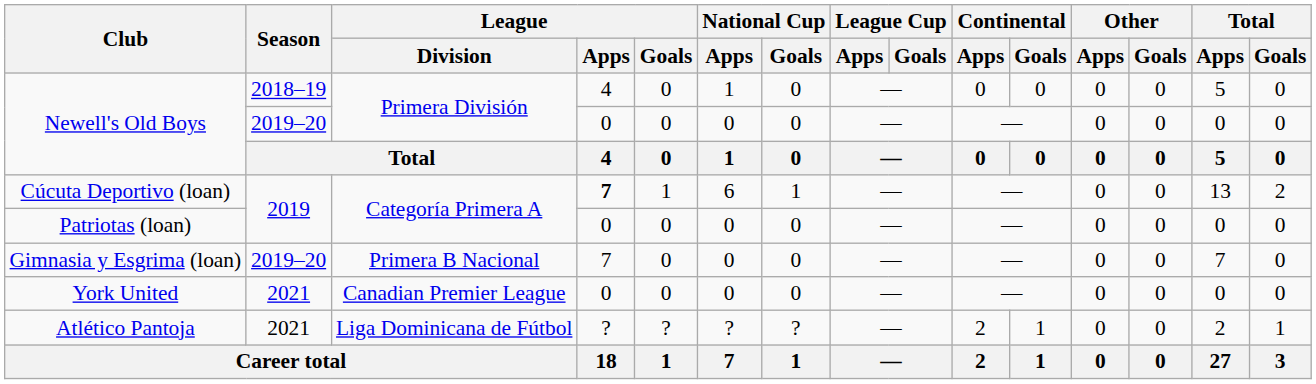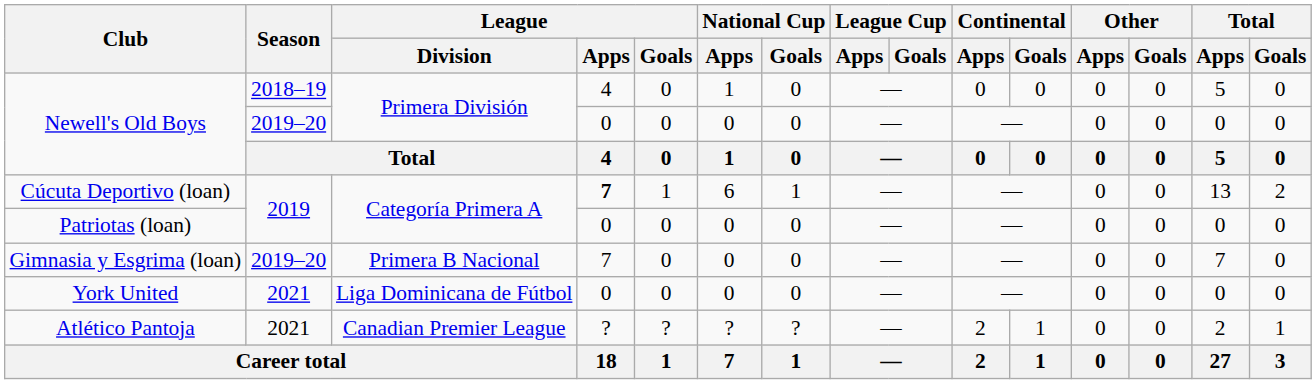(454, 293) Canadian Premier League -> (454, 293) Liga Dominicana de Fútbol
(454, 327) Liga Dominicana de Fútbol -> (454, 327) Canadian Premier League
